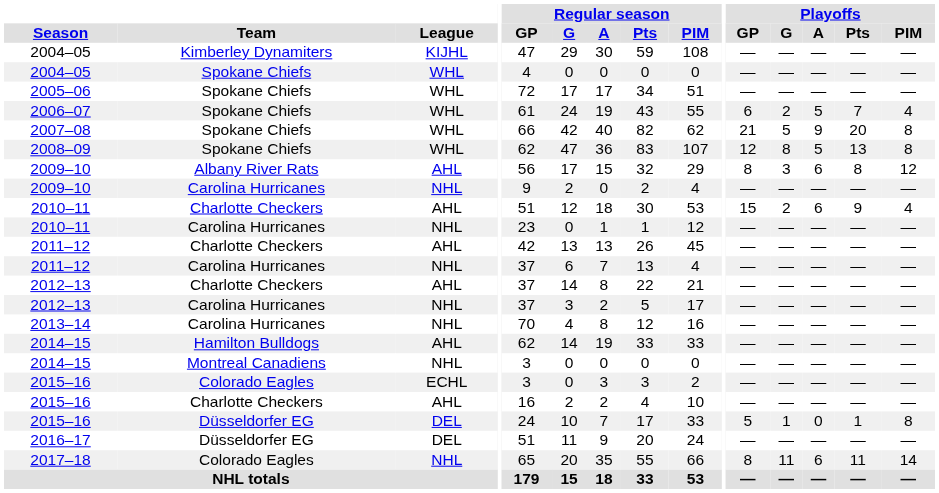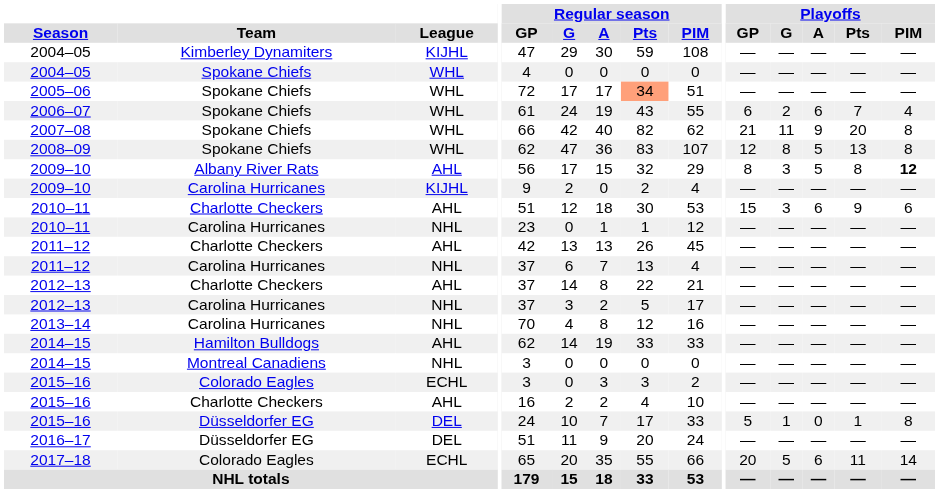(645, 91) no background -> (645, 91) lightsalmon background
(818, 110) 5 -> (818, 110) 6
(786, 130) 5 -> (786, 130) 11
(818, 168) 6 -> (818, 168) 5
(908, 168) normal -> (908, 168) bold
(447, 188) NHL -> (447, 188) KIJHL
(786, 207) 2 -> (786, 207) 3
(908, 207) 4 -> (908, 207) 6
(447, 459) NHL -> (447, 459) ECHL
(748, 459) 8 -> (748, 459) 20
(786, 459) 11 -> (786, 459) 5
